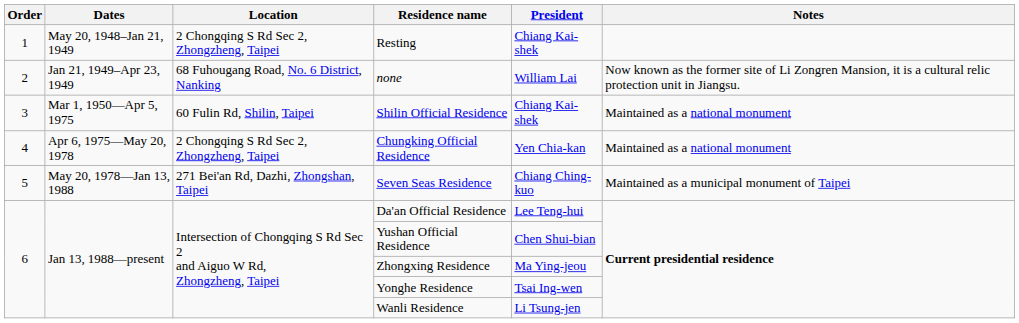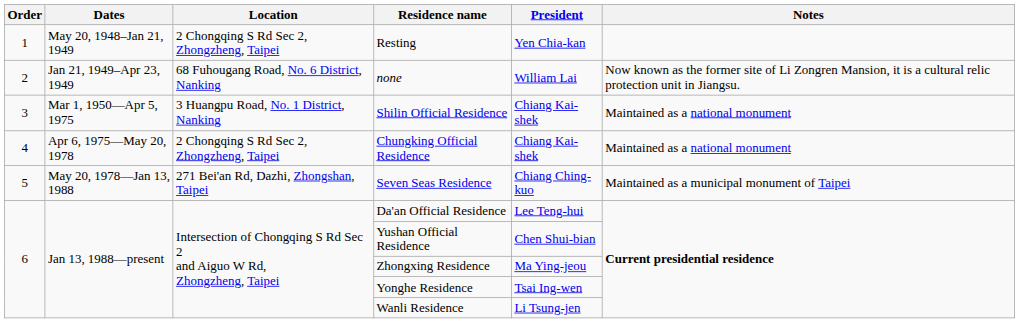(546, 42) Chiang Kai-shek -> (550, 42) Yen Chia-kan
(245, 112) 60 Fulin Rd, Shilin, Taipei -> (260, 112) 3 Huangpu Road, No. 1 District, Nanking
(550, 148) Yen Chia-kan -> (546, 148) Chiang Kai-shek
